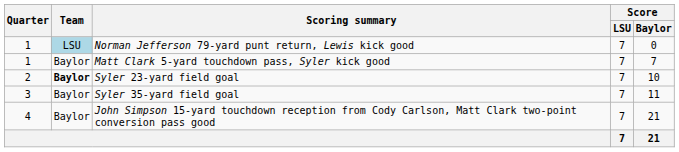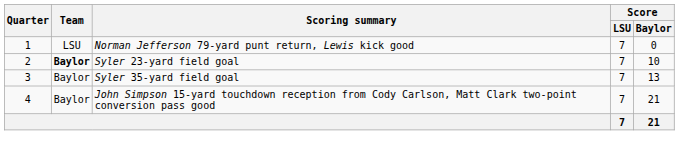(72, 45) lightblue background -> (72, 45) no background
- row: (242, 61)
(654, 94) 11 -> (654, 78) 13
